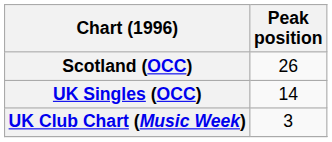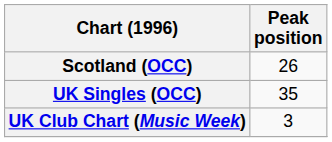(288, 94) 14 -> (288, 94) 35
